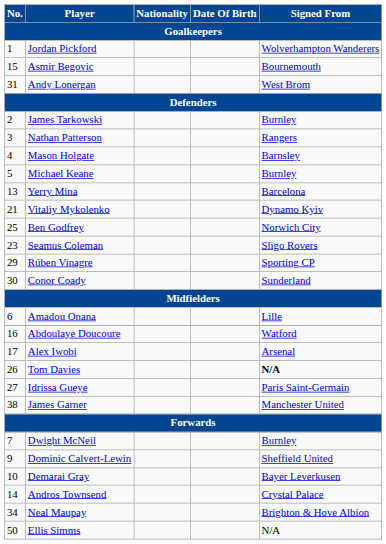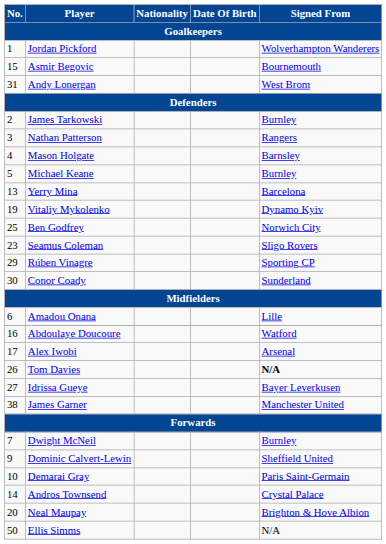(12, 209) 21 -> (12, 209) 19
(305, 387) Paris Saint-Germain -> (301, 387) Bayer Leverkusen
(301, 476) Bayer Leverkusen -> (305, 476) Paris Saint-Germain
(12, 512) 34 -> (12, 512) 20
